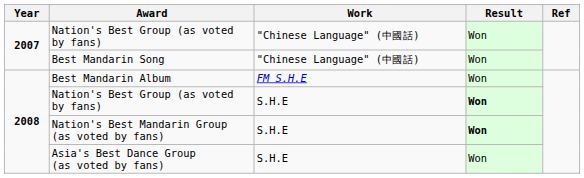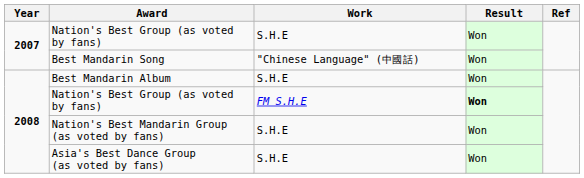(338, 35) "Chinese Language" (中國話) -> (272, 36) S.H.E
(282, 78) FM S.H.E -> (272, 78) S.H.E
(272, 101) S.H.E -> (282, 101) FM S.H.E
(504, 130) bold -> (504, 130) normal
